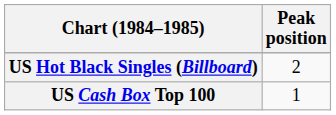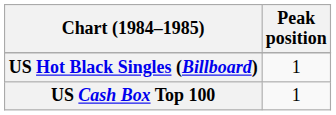(296, 67) 2 -> (296, 67) 1
